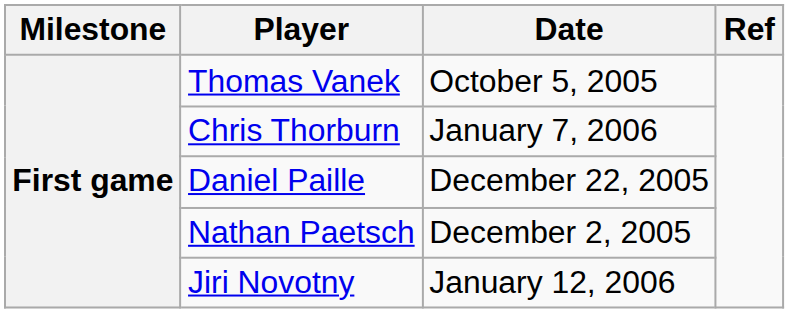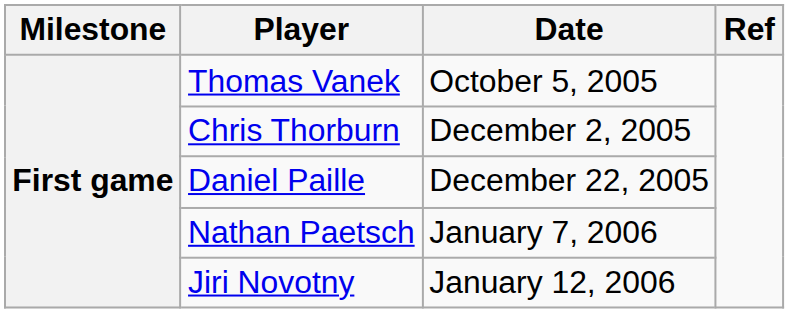(543, 130) January 7, 2006 -> (560, 130) December 2, 2005
(560, 231) December 2, 2005 -> (543, 231) January 7, 2006
